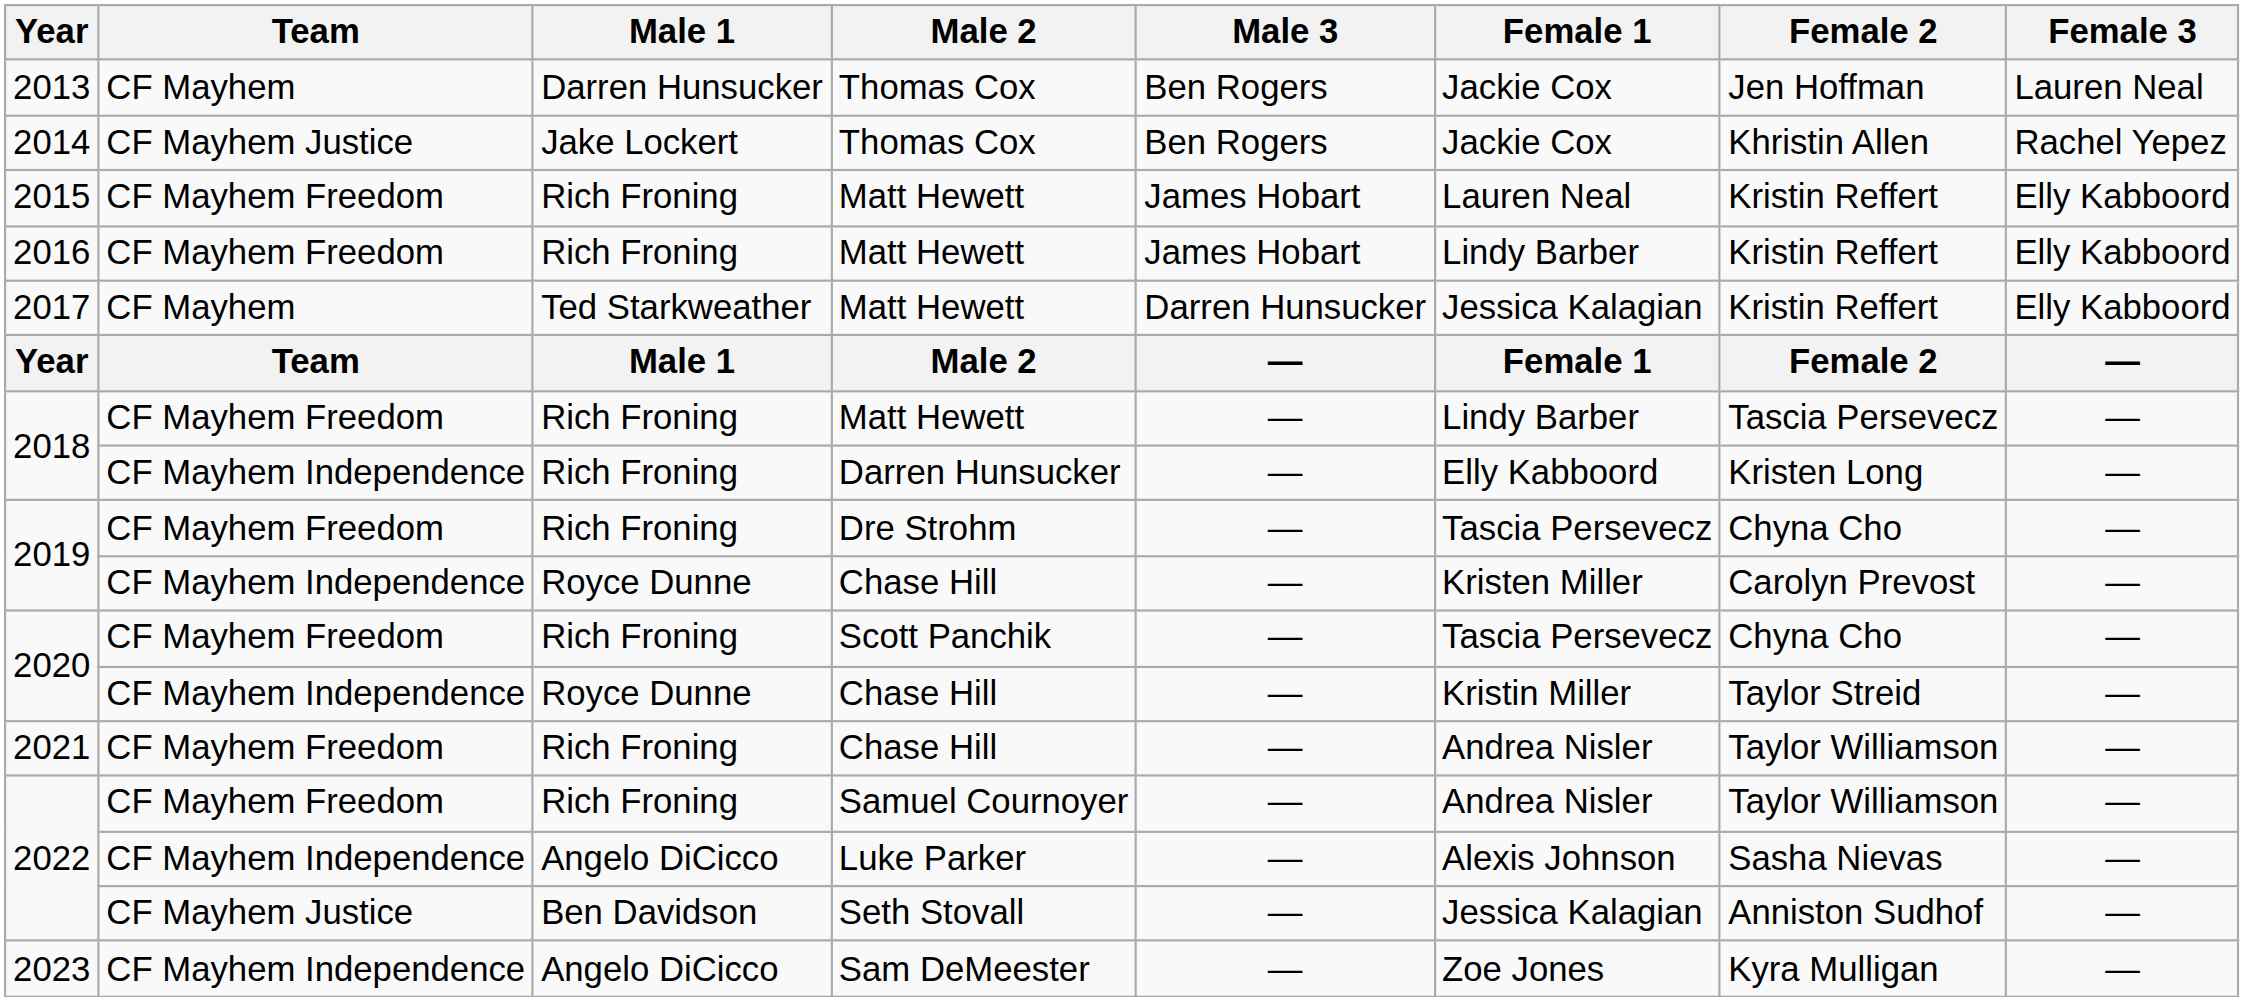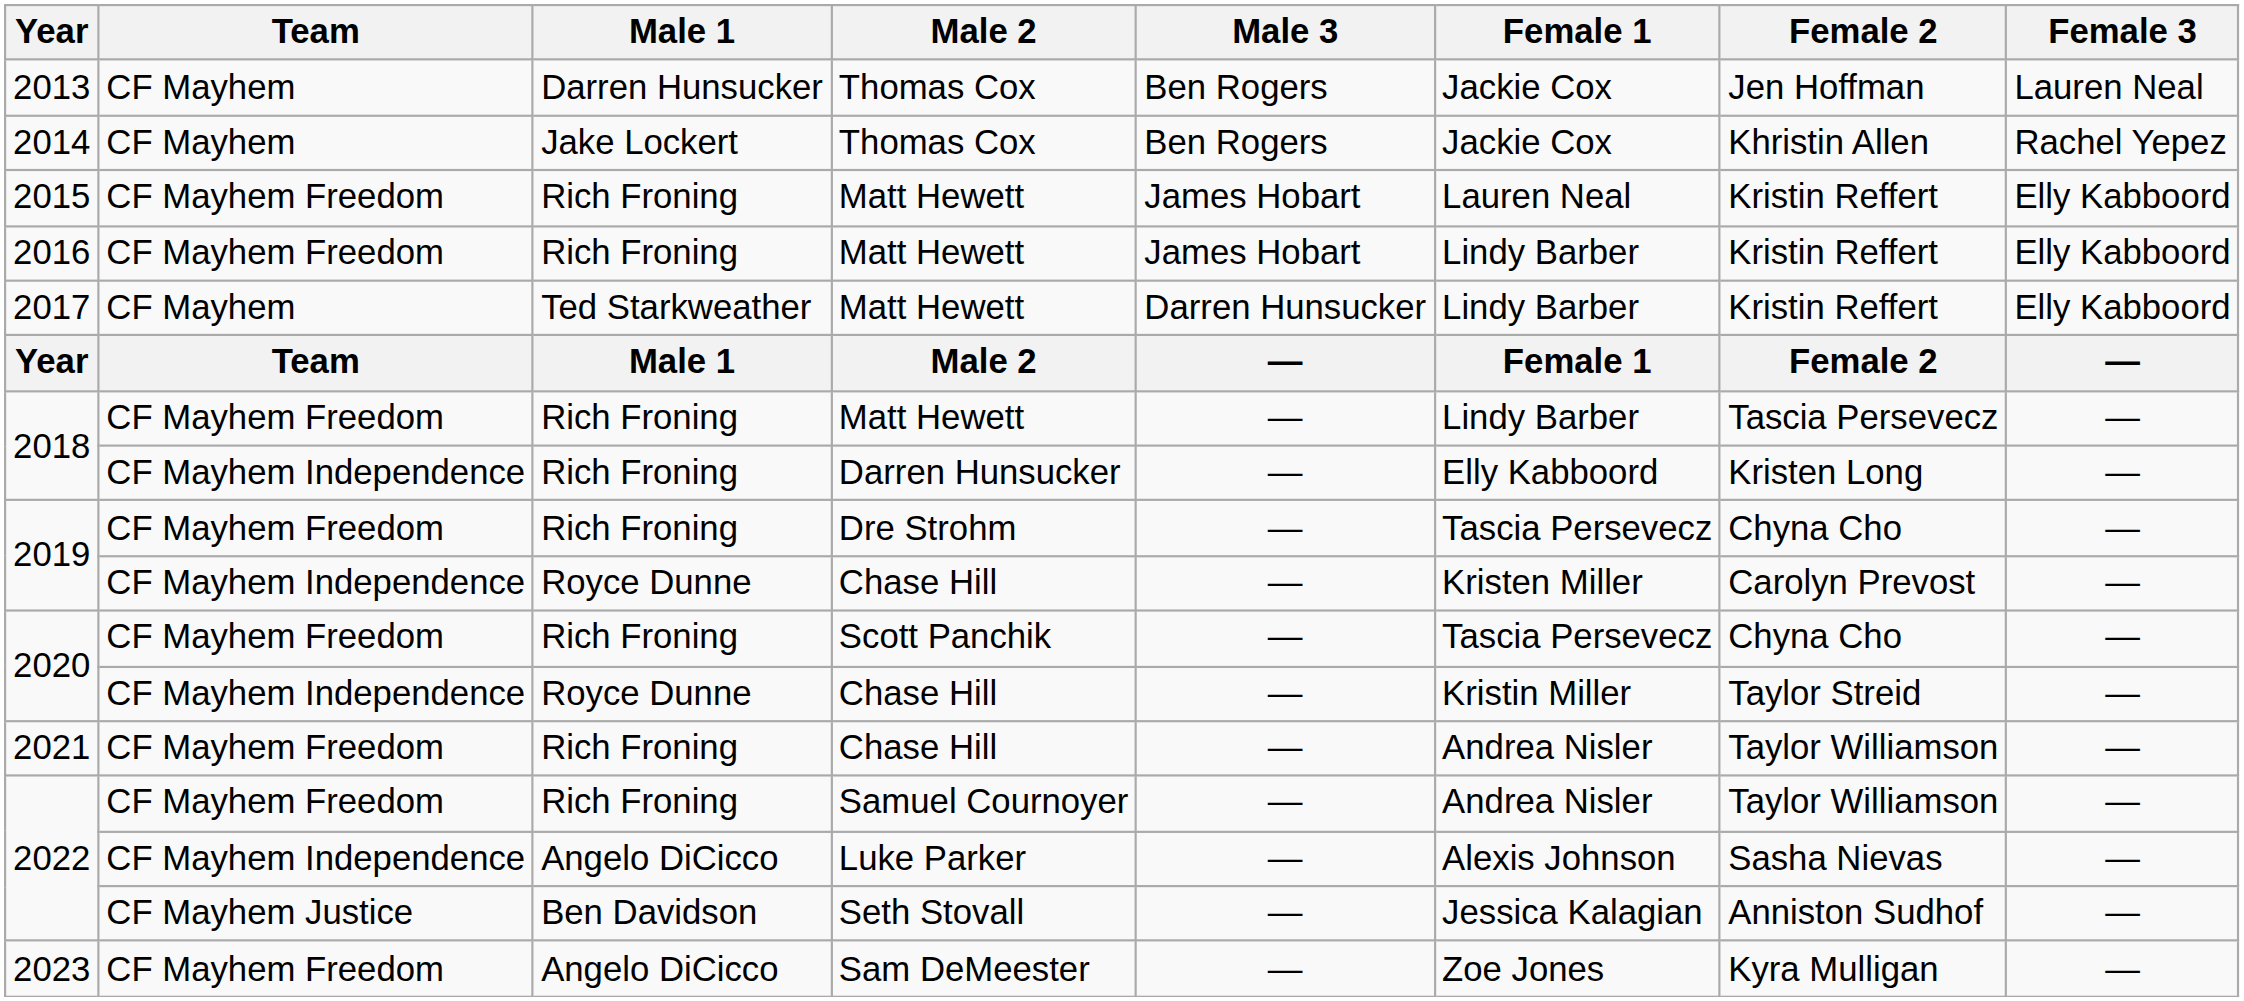(260, 142) CF Mayhem Justice -> (201, 142) CF Mayhem
(1572, 307) Jessica Kalagian -> (1541, 307) Lindy Barber
(316, 968) CF Mayhem Independence -> (275, 968) CF Mayhem Freedom
